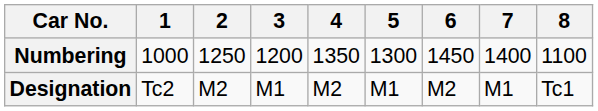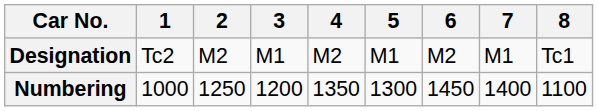rows swapped: (70, 88) <-> (70, 55)
